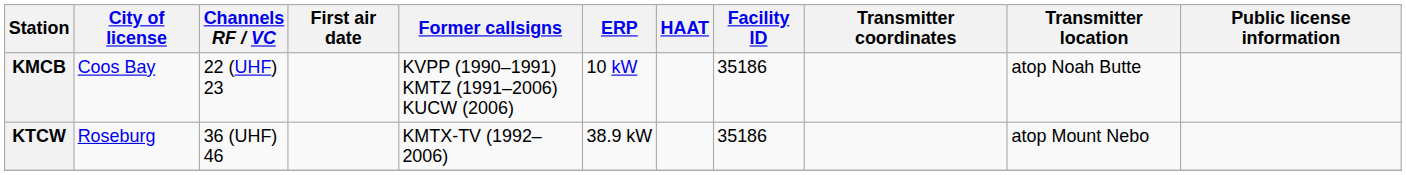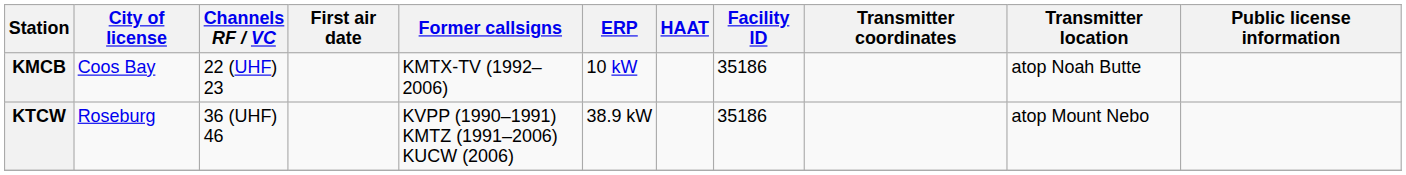(480, 87) KVPP (1990–1991) KMTZ (1991–2006) KUCW (2006) -> (472, 77) KMTX-TV (1992–2006)
(472, 146) KMTX-TV (1992–2006) -> (480, 136) KVPP (1990–1991) KMTZ (1991–2006) KUCW (2006)
